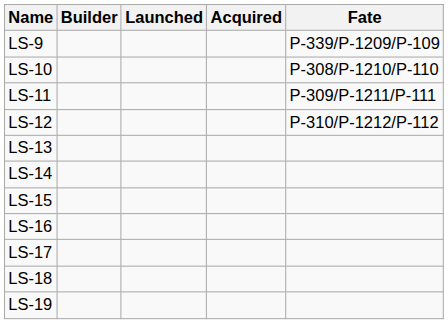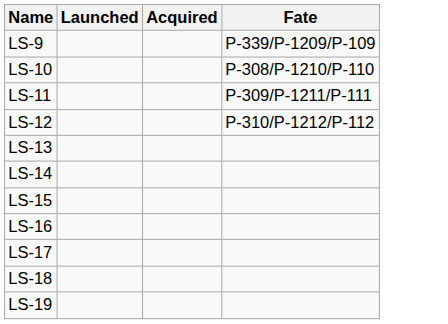- column: (89, 17)
